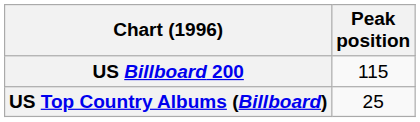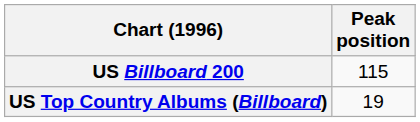(373, 101) 25 -> (373, 101) 19
